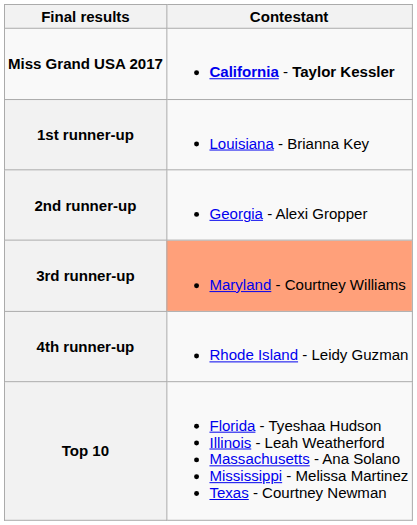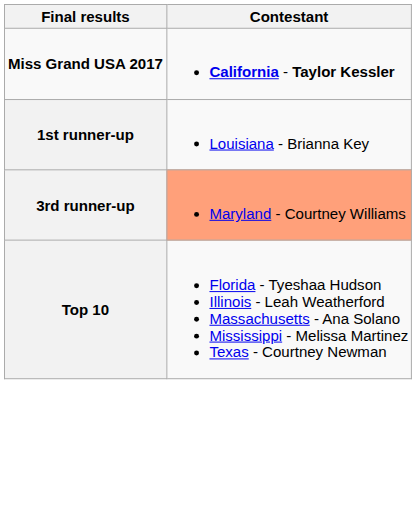- row: (85, 205)
- row: (85, 347)
